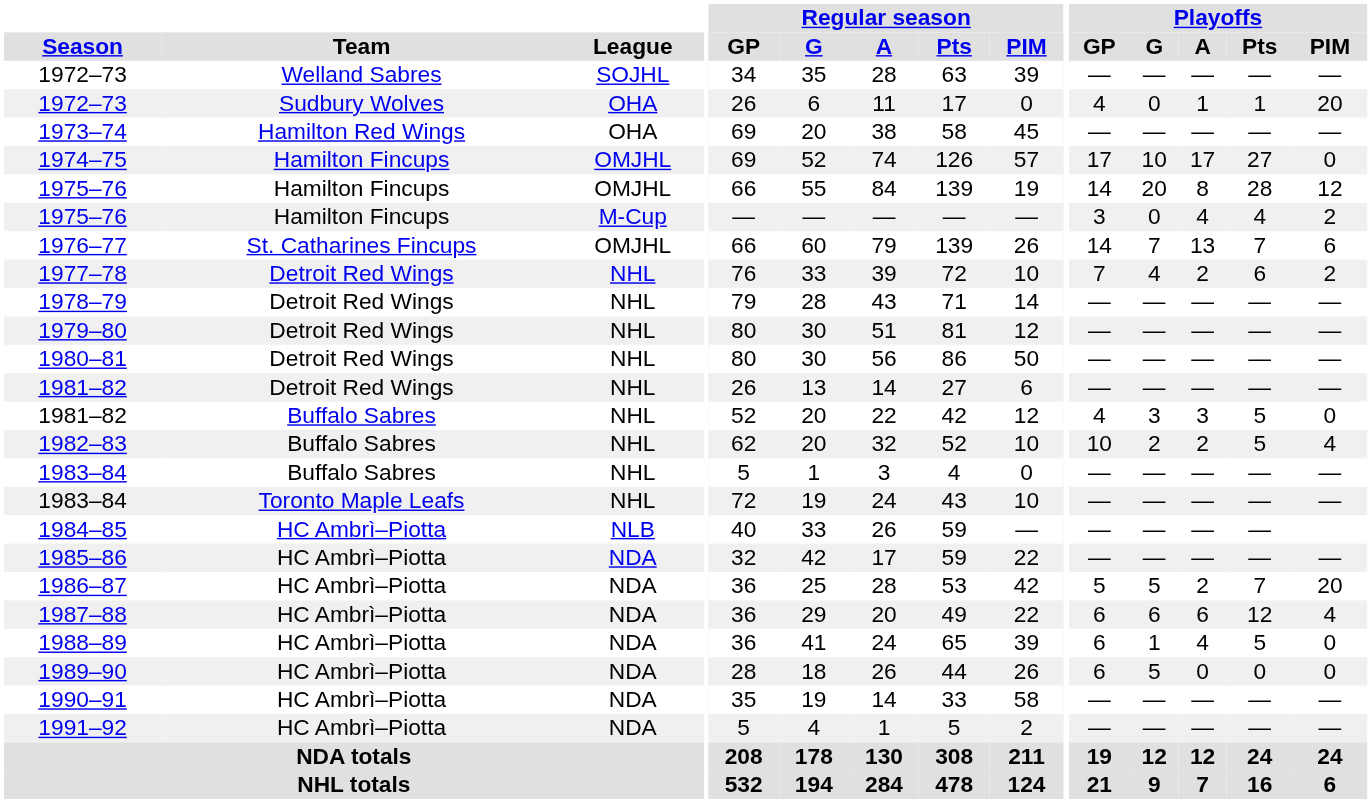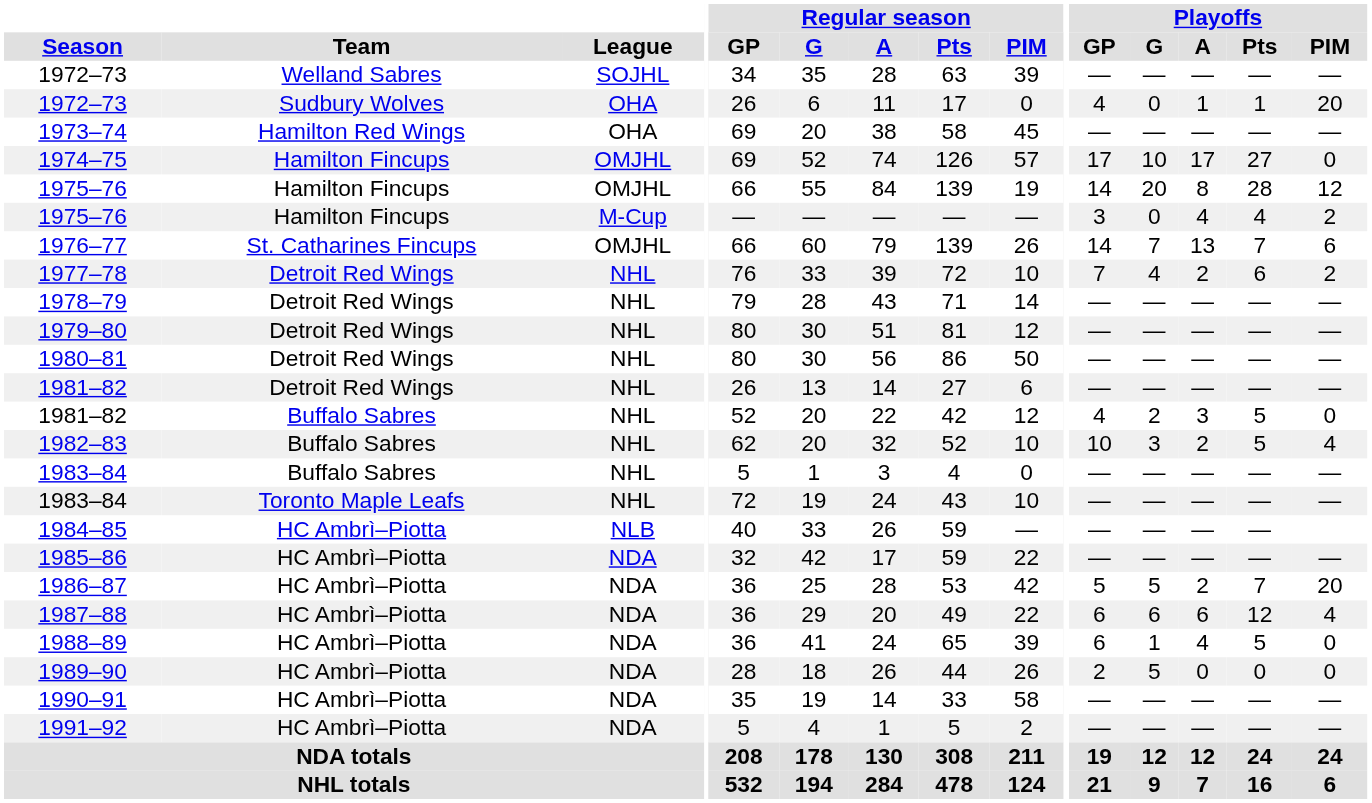(1154, 415) 3 -> (1154, 415) 2
(1154, 443) 2 -> (1154, 443) 3
(1099, 671) 6 -> (1099, 671) 2
